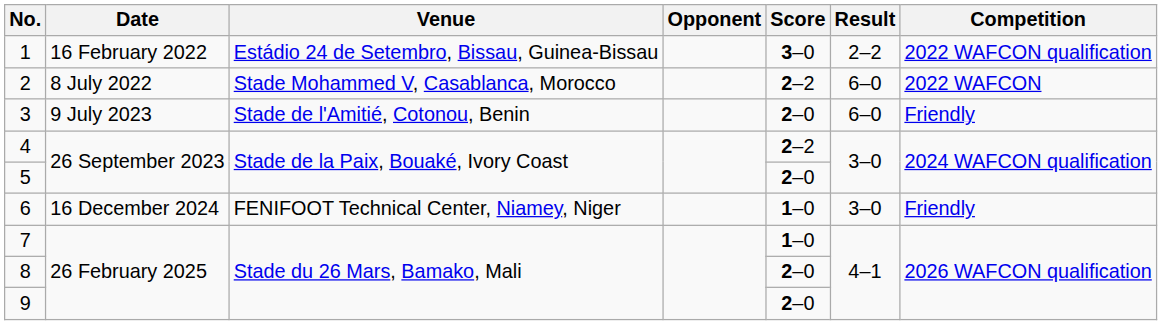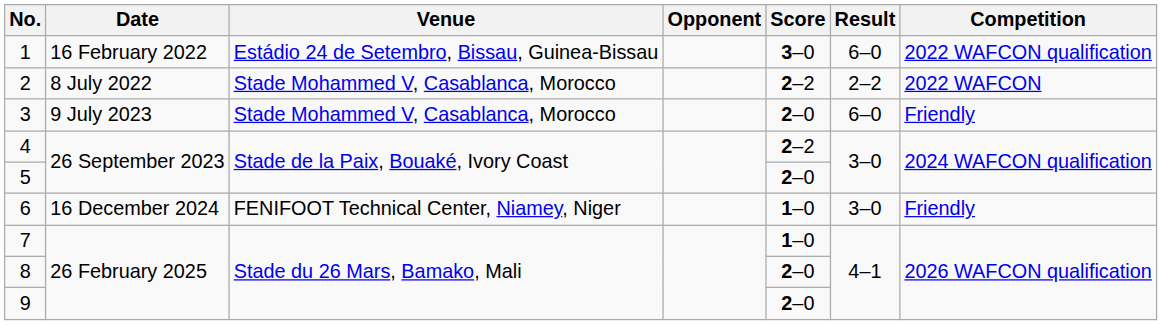(865, 51) 2–2 -> (865, 51) 6–0
(865, 83) 6–0 -> (865, 83) 2–2
(382, 114) Stade de l'Amitié, Cotonou, Benin -> (425, 114) Stade Mohammed V, Casablanca, Morocco
